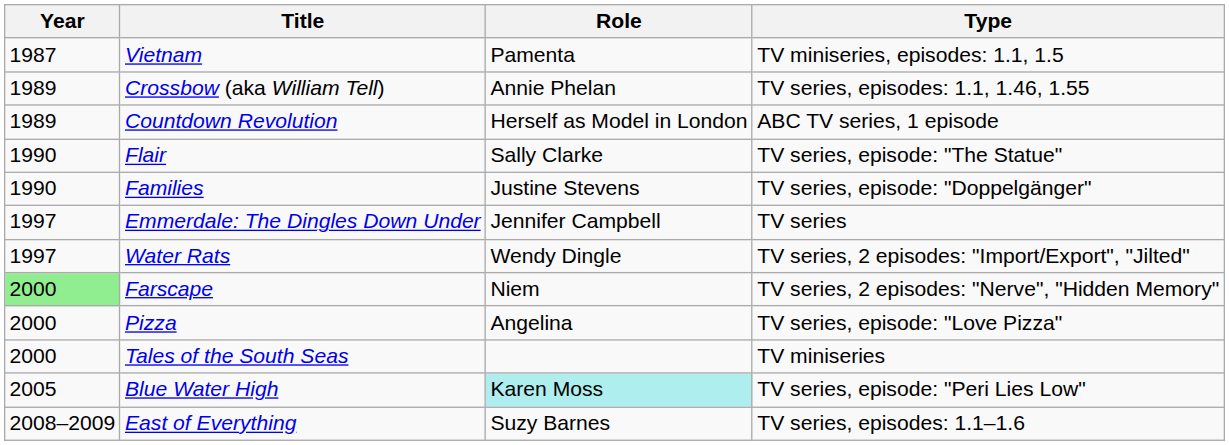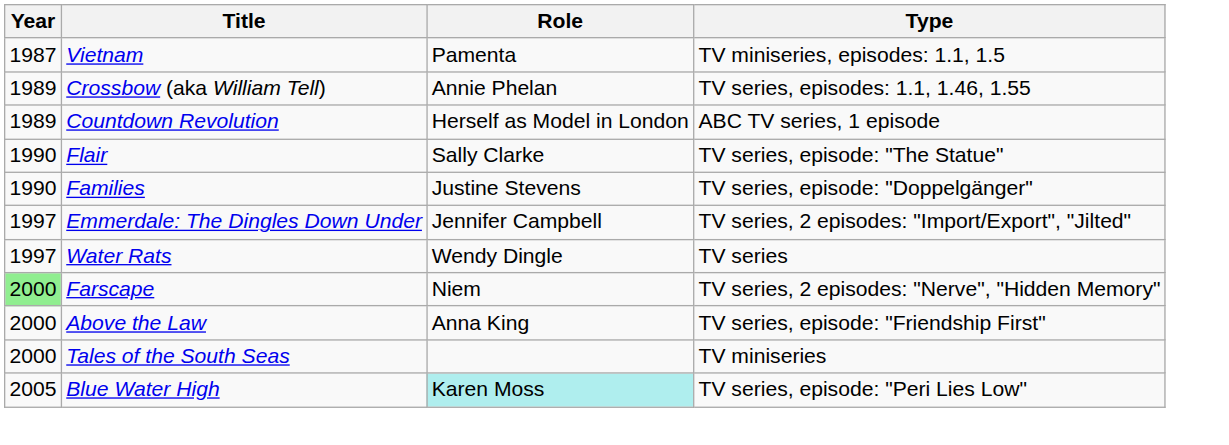(802, 222) TV series -> (915, 222) TV series, 2 episodes: "Import/Export", "Jilted"
(974, 255) TV series, 2 episodes: "Import/Export", "Jilted" -> (743, 255) TV series
- row: (151, 322)
+ row: (136, 322)
- row: (211, 423)
